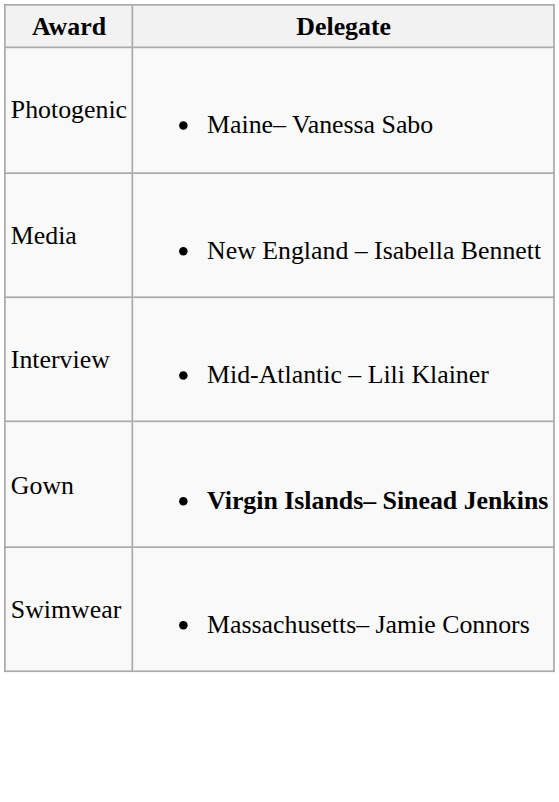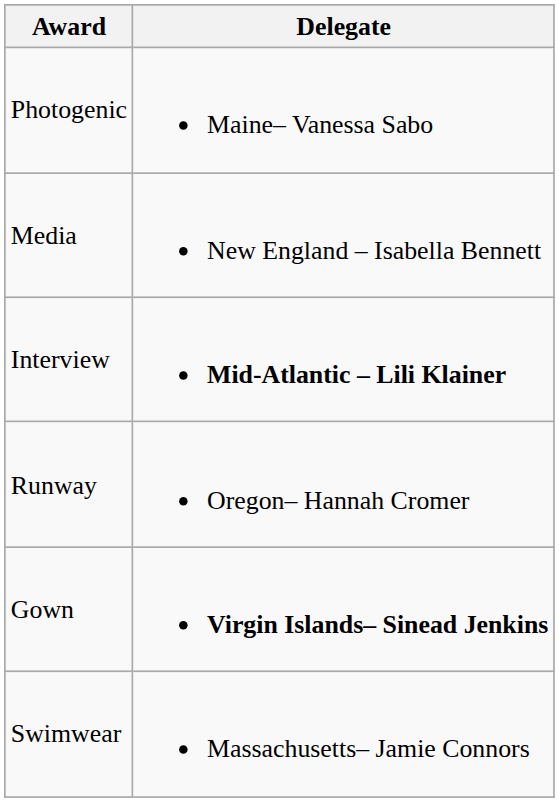(344, 375) normal -> (344, 375) bold
+ row: (54, 484)
